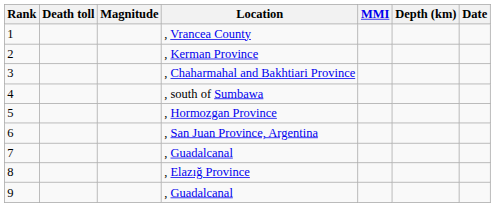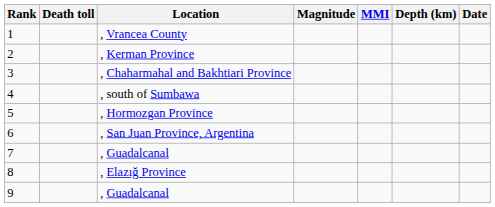columns swapped: (129, 14) <-> (260, 14)
